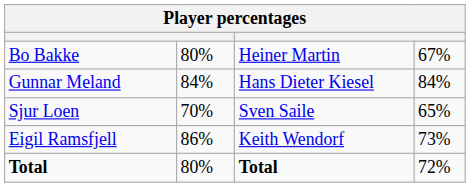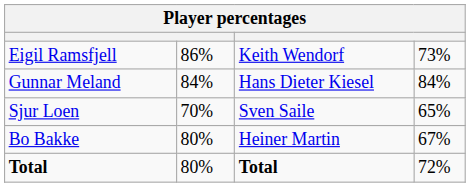rows swapped: (44, 54) <-> (63, 139)
